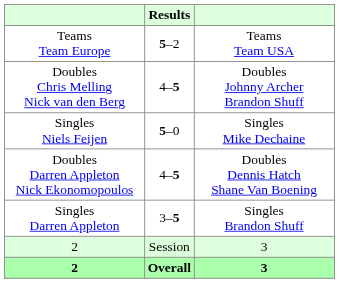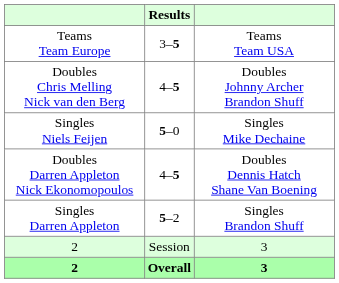(169, 43) 5–2 -> (169, 43) 3–5
(169, 218) 3–5 -> (169, 218) 5–2
